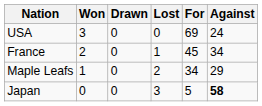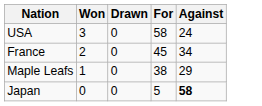- column: (166, 14)
(192, 33) 69 -> (160, 33) 58
(192, 71) 34 -> (160, 71) 38
